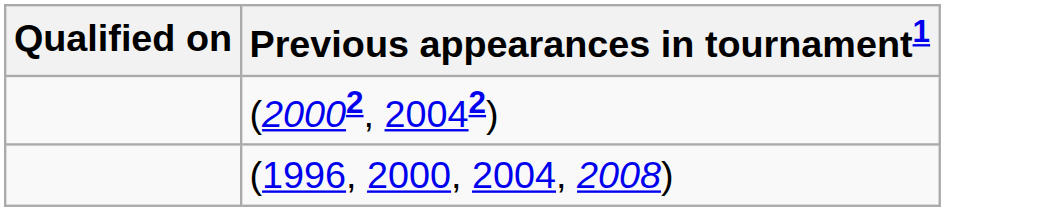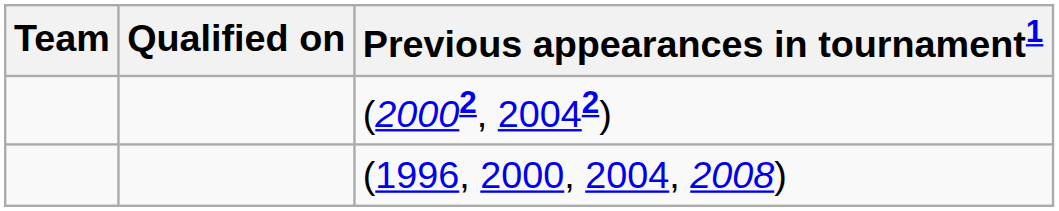+ column: (62, 39)
